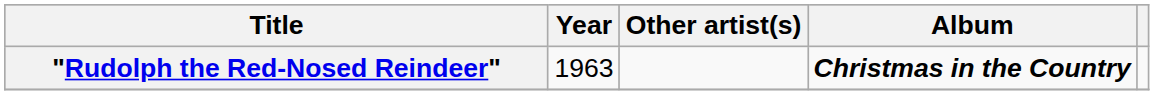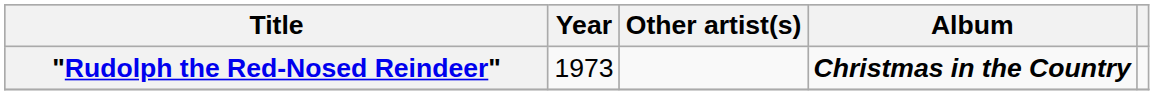(584, 67) 1963 -> (584, 67) 1973
